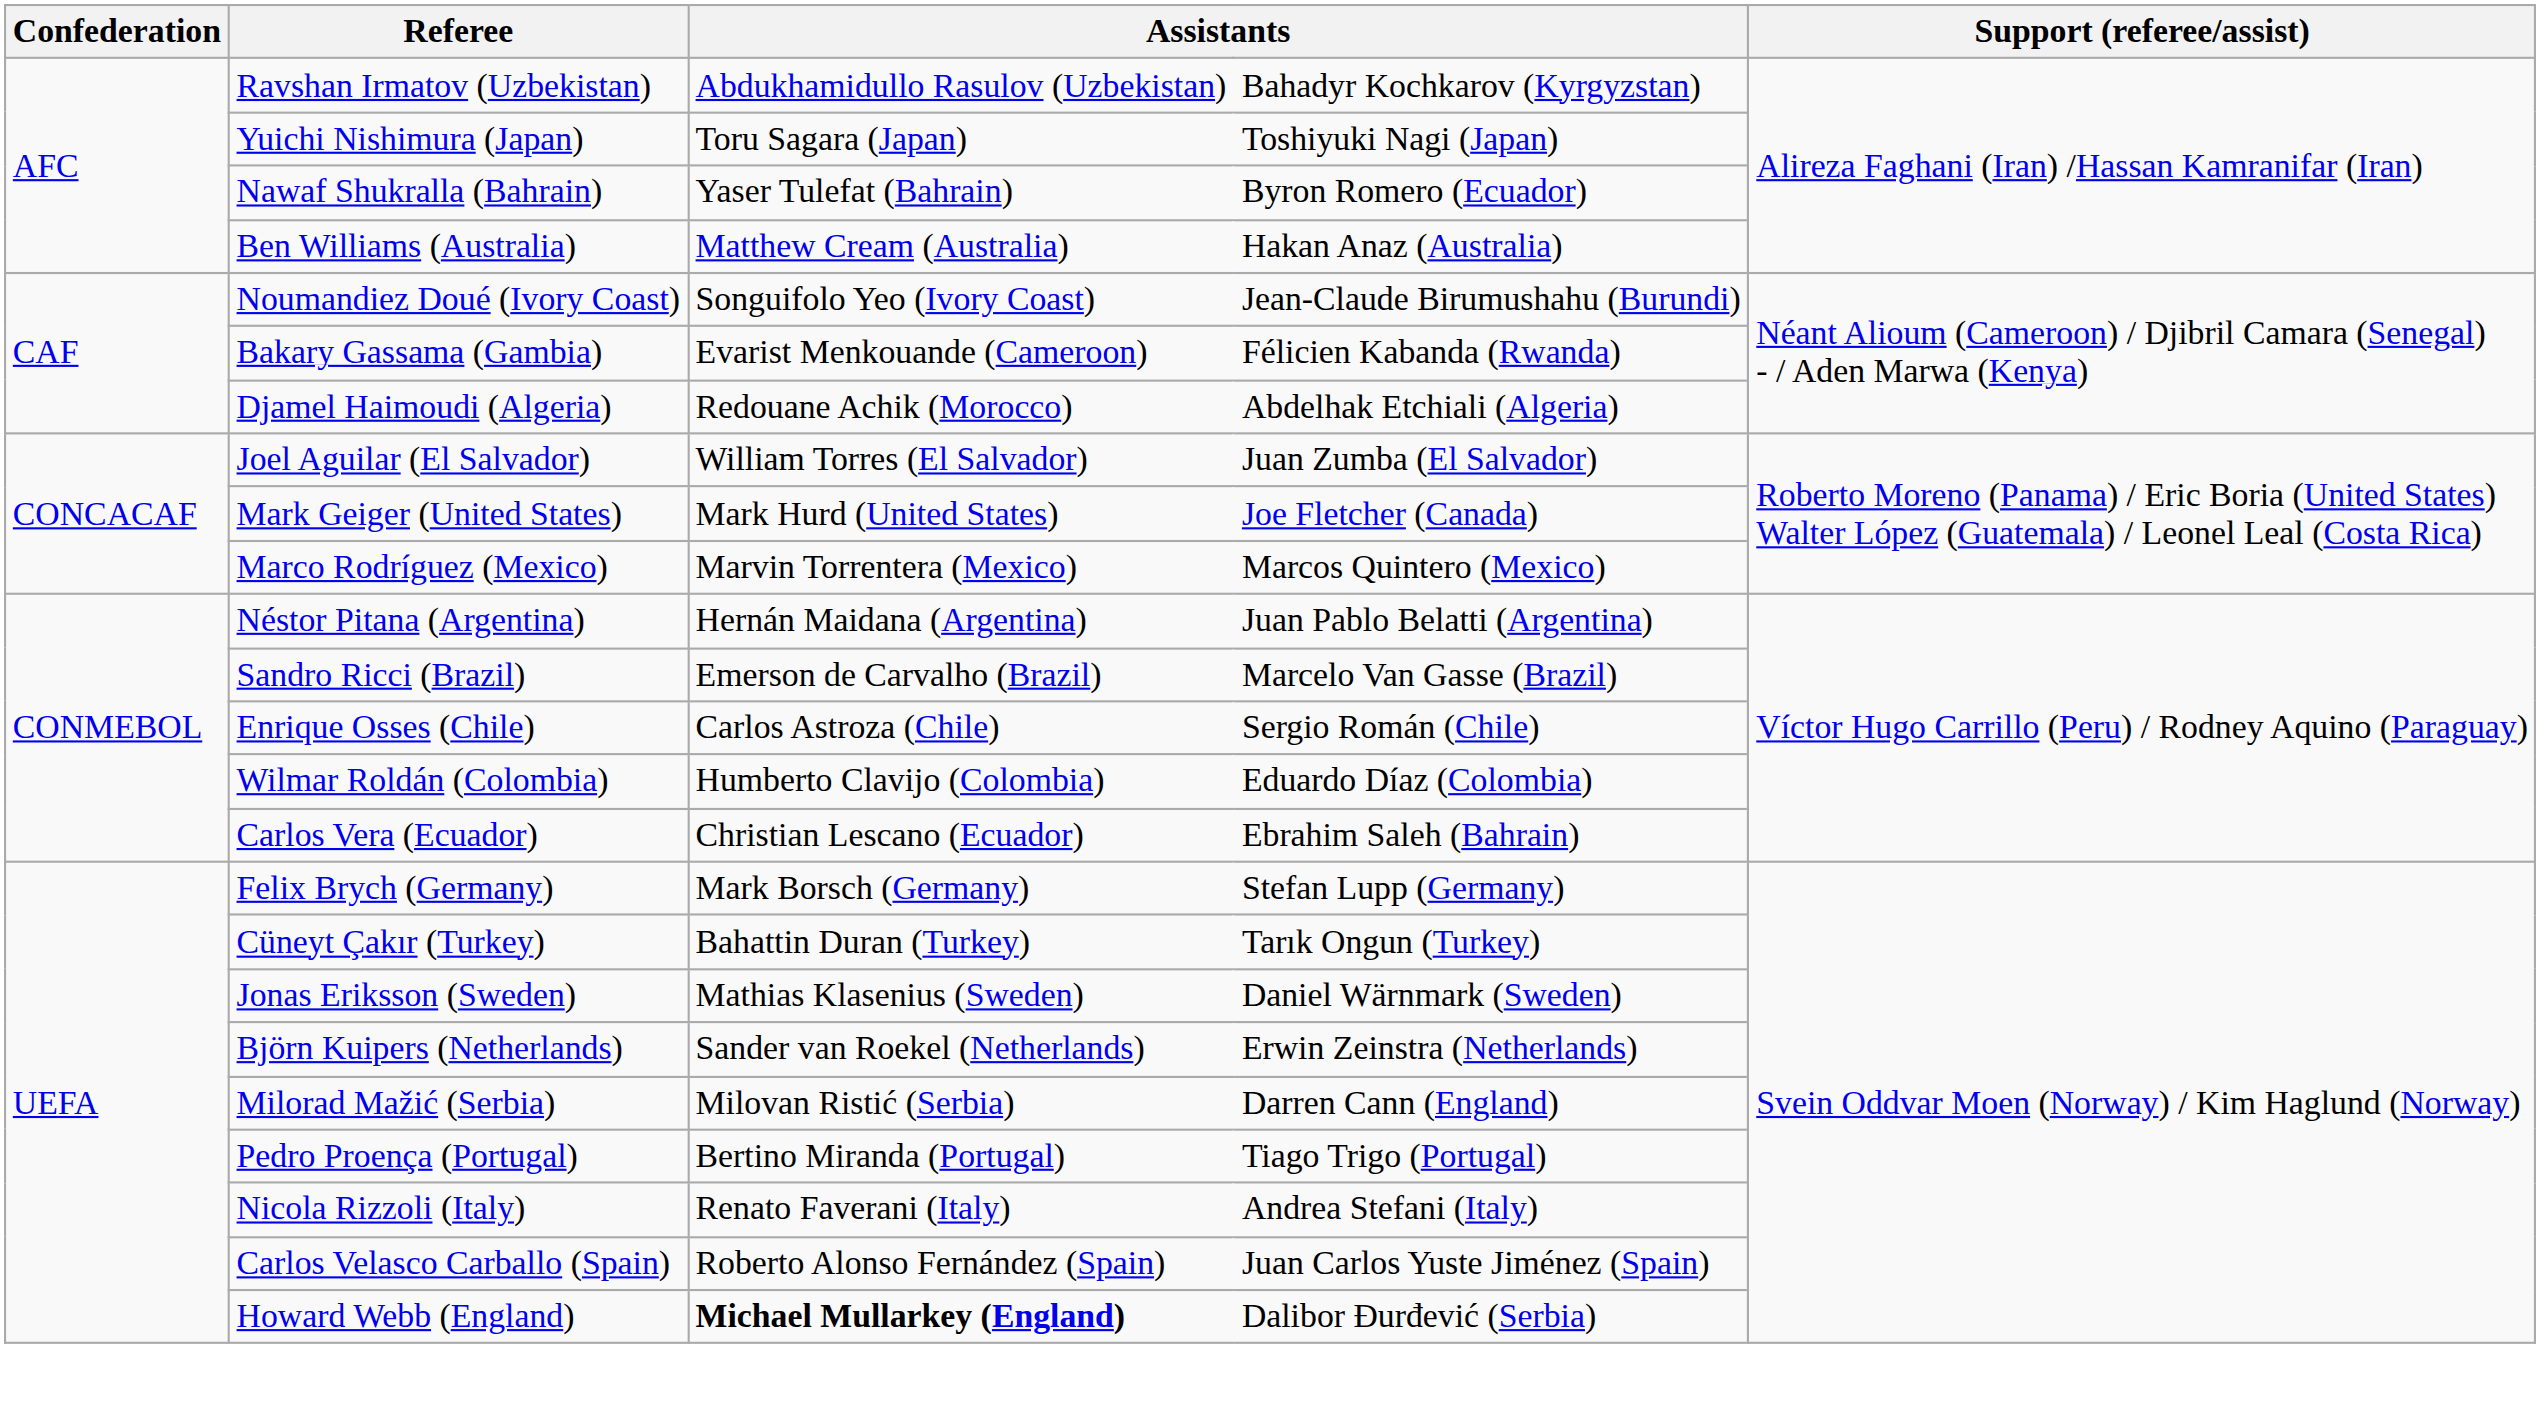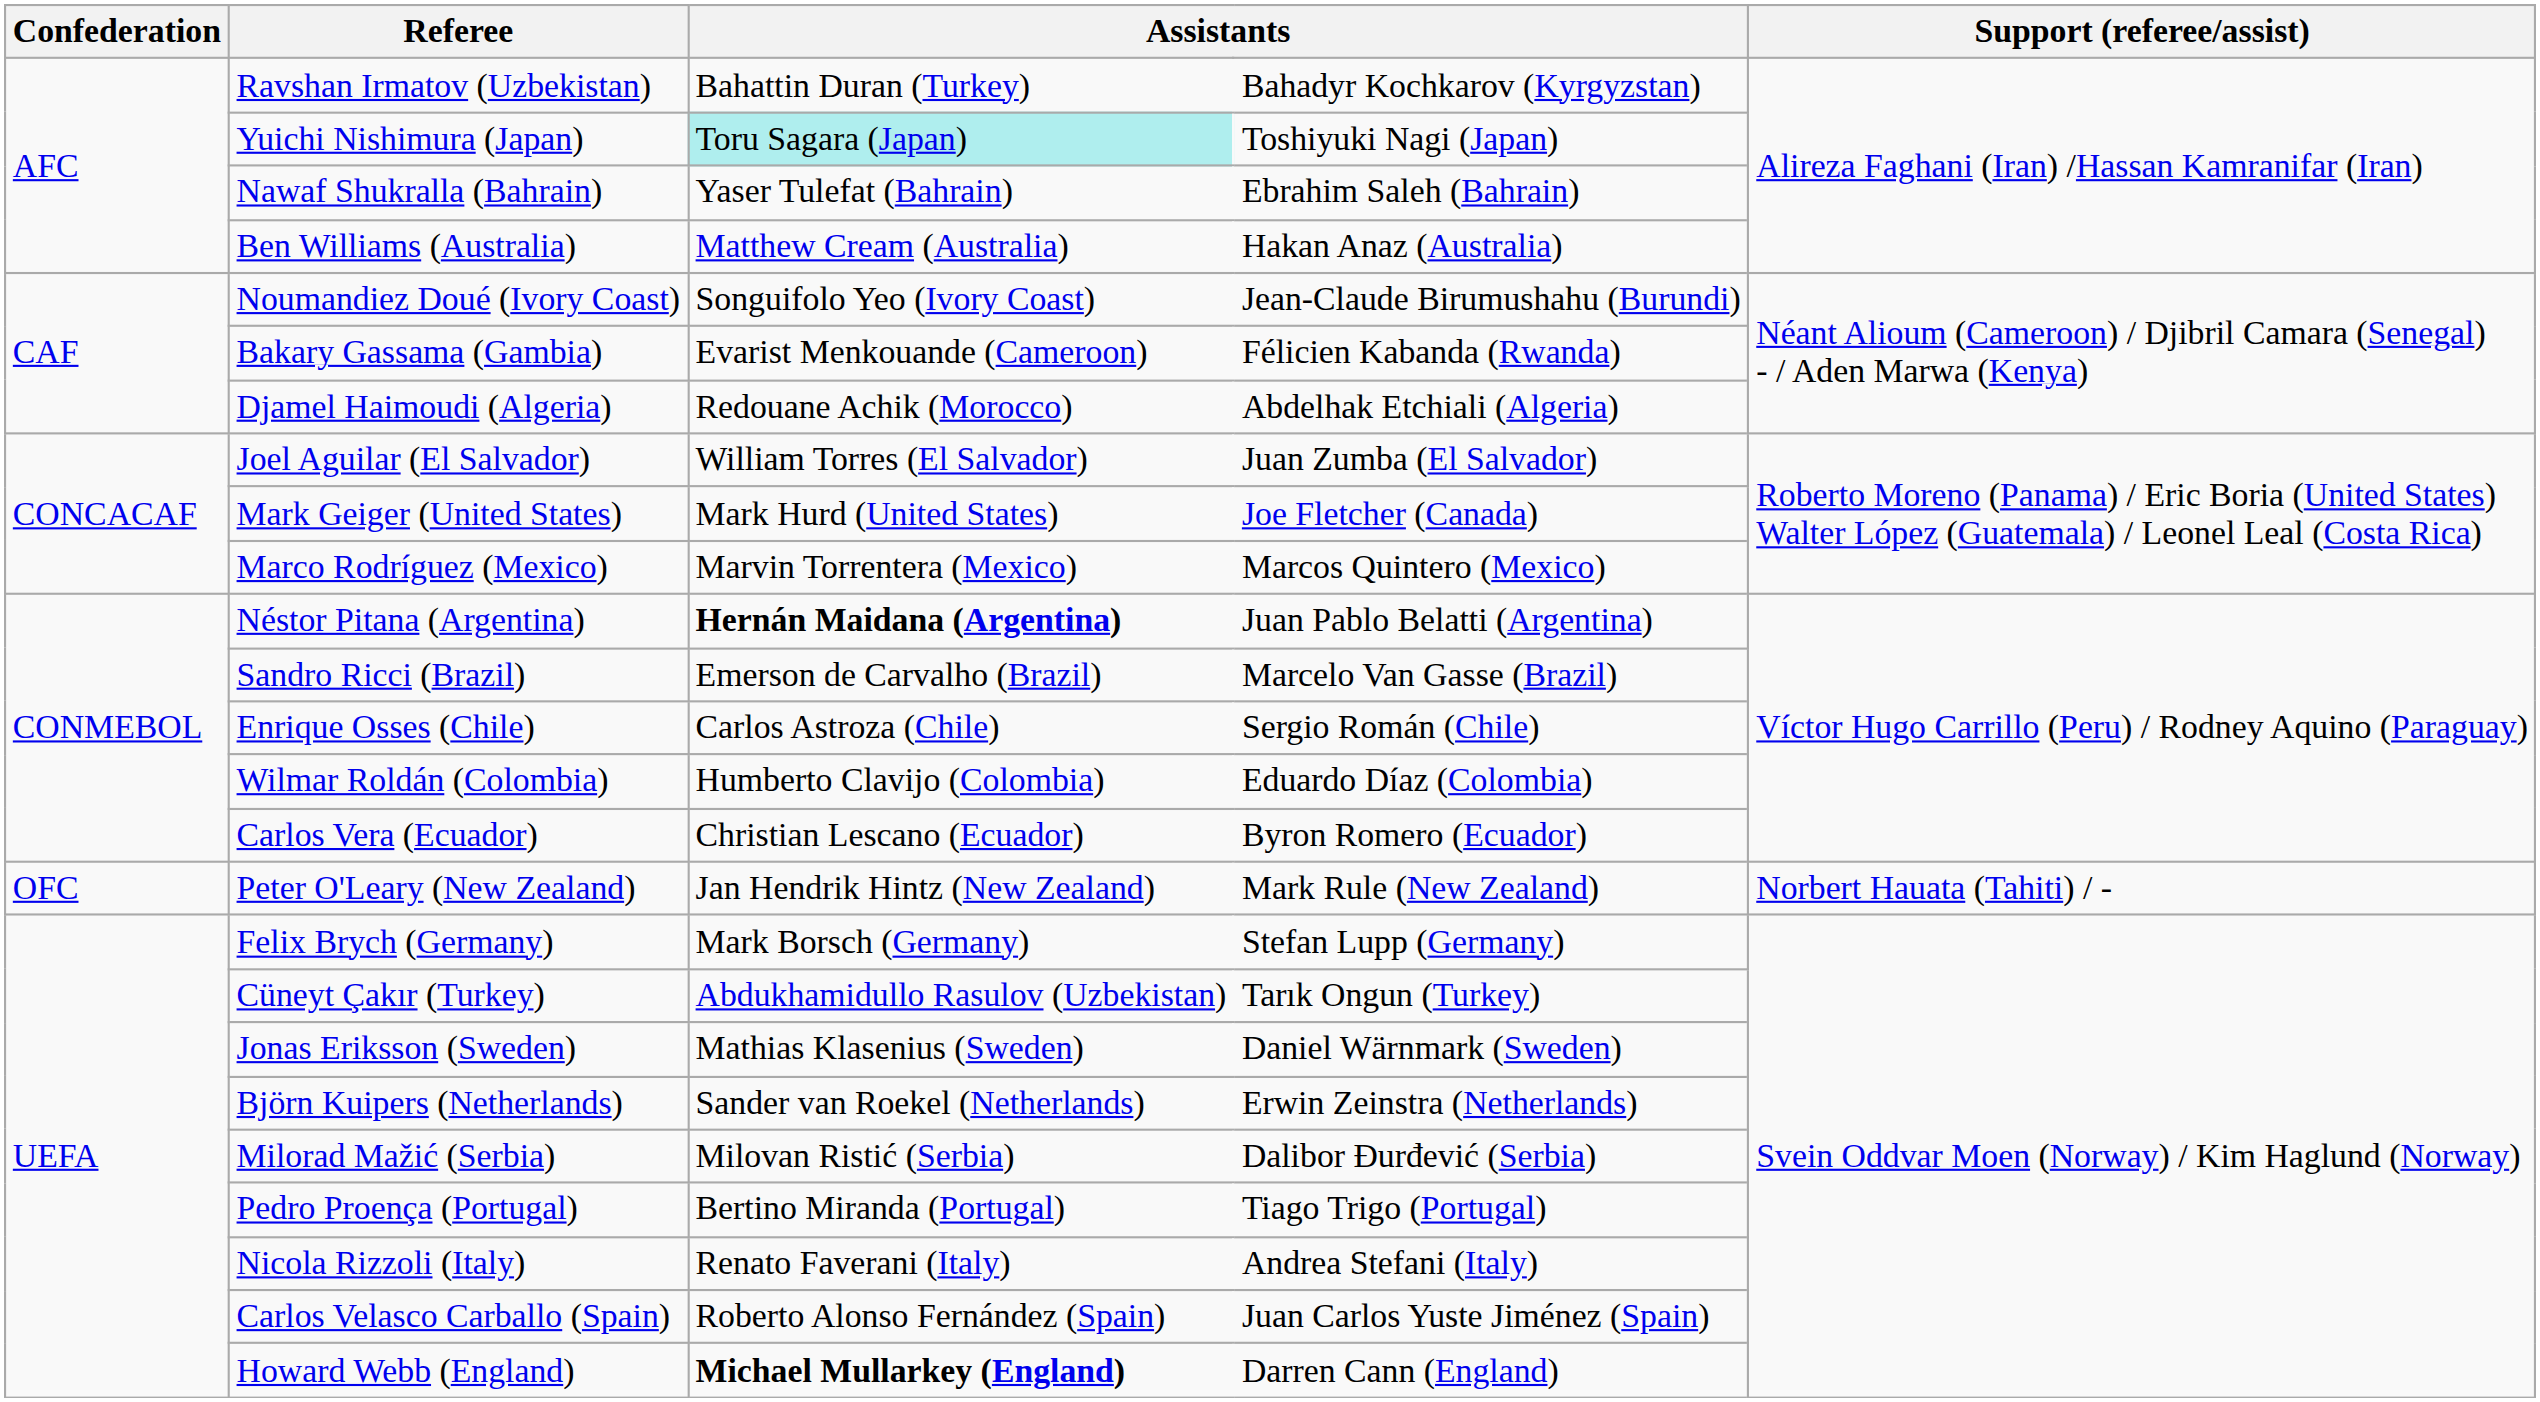(961, 84) Abdukhamidullo Rasulov (Uzbekistan) -> (863, 84) Bahattin Duran (Turkey)
(831, 138) no background -> (831, 138) paleturquoise background
(1414, 191) Byron Romero (Ecuador) -> (1411, 191) Ebrahim Saleh (Bahrain)
(891, 620) normal -> (908, 620) bold
(1411, 834) Ebrahim Saleh (Bahrain) -> (1414, 834) Byron Romero (Ecuador)
+ row: (436, 887)
(863, 941) Bahattin Duran (Turkey) -> (961, 995) Abdukhamidullo Rasulov (Uzbekistan)
(1400, 1102) Darren Cann (England) -> (1419, 1155) Dalibor Đurđević (Serbia)
(1419, 1316) Dalibor Đurđević (Serbia) -> (1400, 1369) Darren Cann (England)
